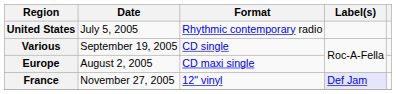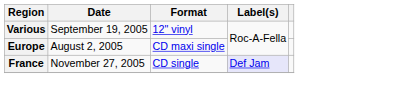- row: (41, 30)
(206, 47) CD single -> (173, 30) 12" vinyl
(202, 81) 12" vinyl -> (176, 64) CD single
